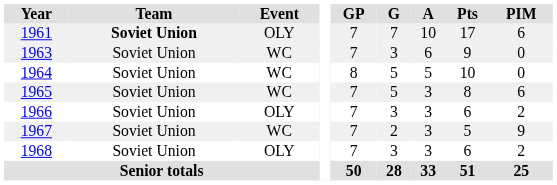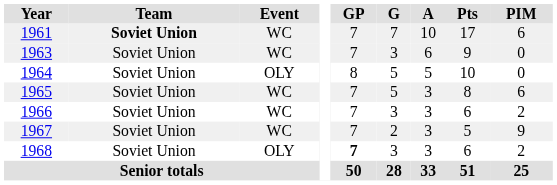(279, 33) OLY -> (279, 33) WC
(279, 72) WC -> (279, 72) OLY
(279, 111) OLY -> (279, 111) WC
(354, 151) normal -> (354, 151) bold
